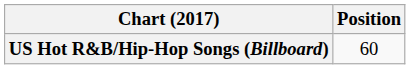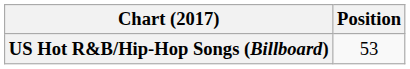(369, 48) 60 -> (369, 48) 53
